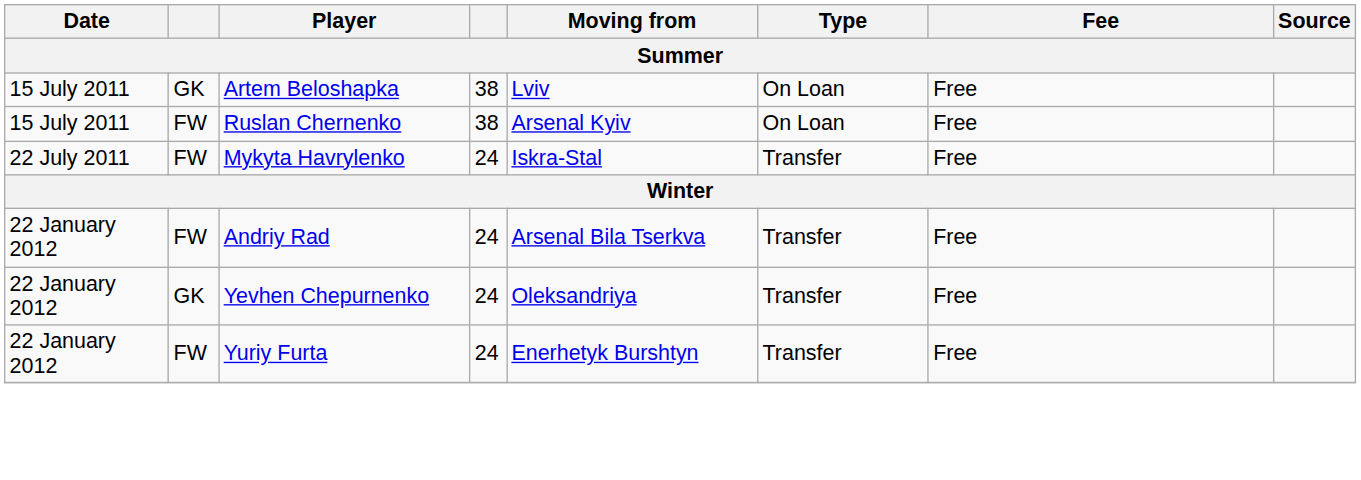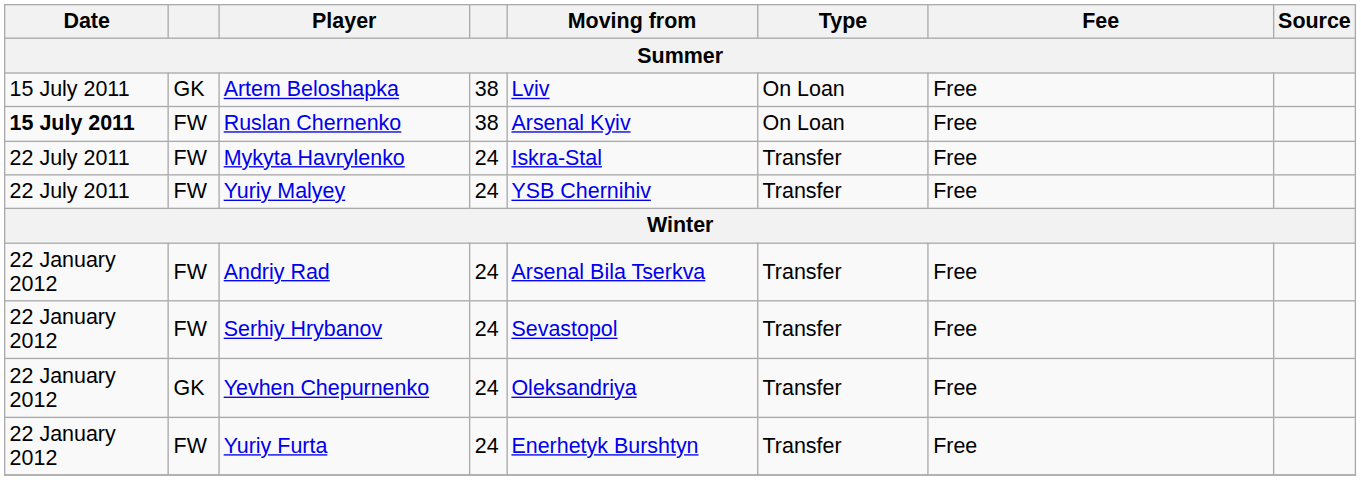(70, 123) normal -> (72, 123) bold
+ row: (284, 191)
+ row: (303, 329)
